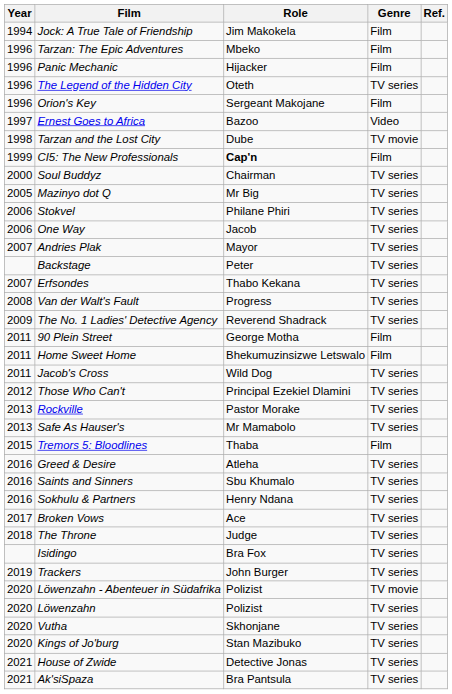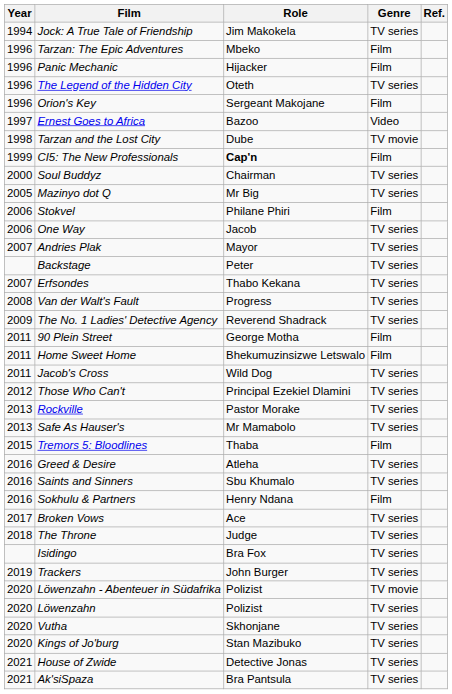(381, 31) Film -> (394, 31) TV series
(394, 211) TV series -> (381, 211) Film
(394, 499) TV series -> (381, 499) Film
